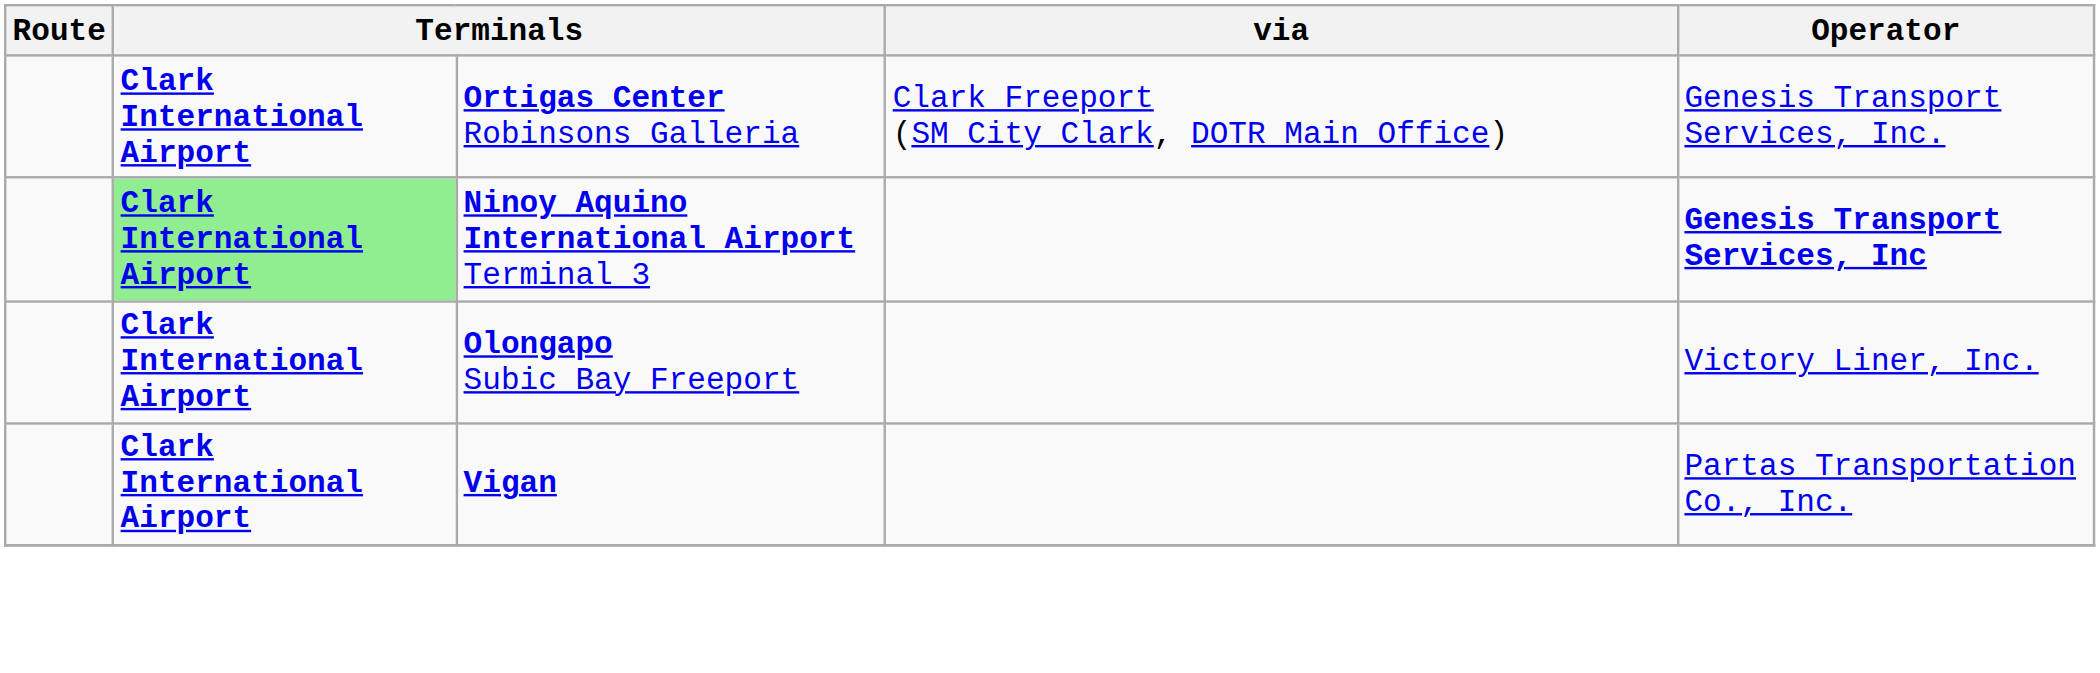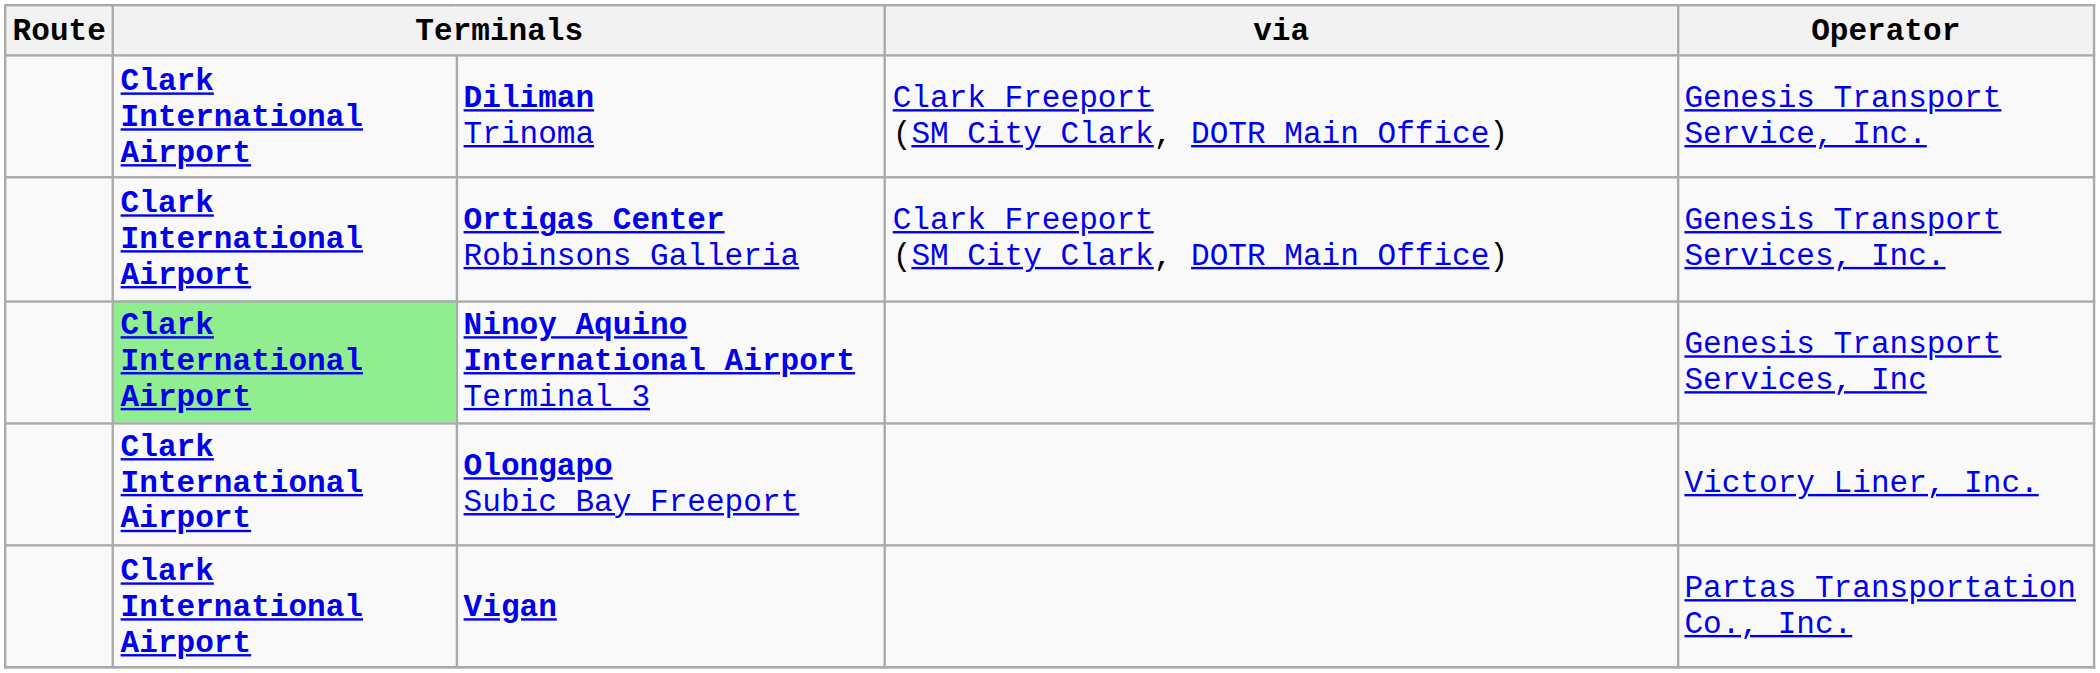+ row: (529, 117)
(1843, 239) bold -> (1843, 362) normal
